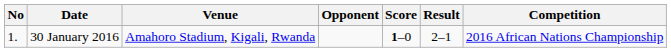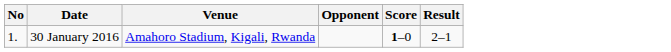- column: (565, 15)
